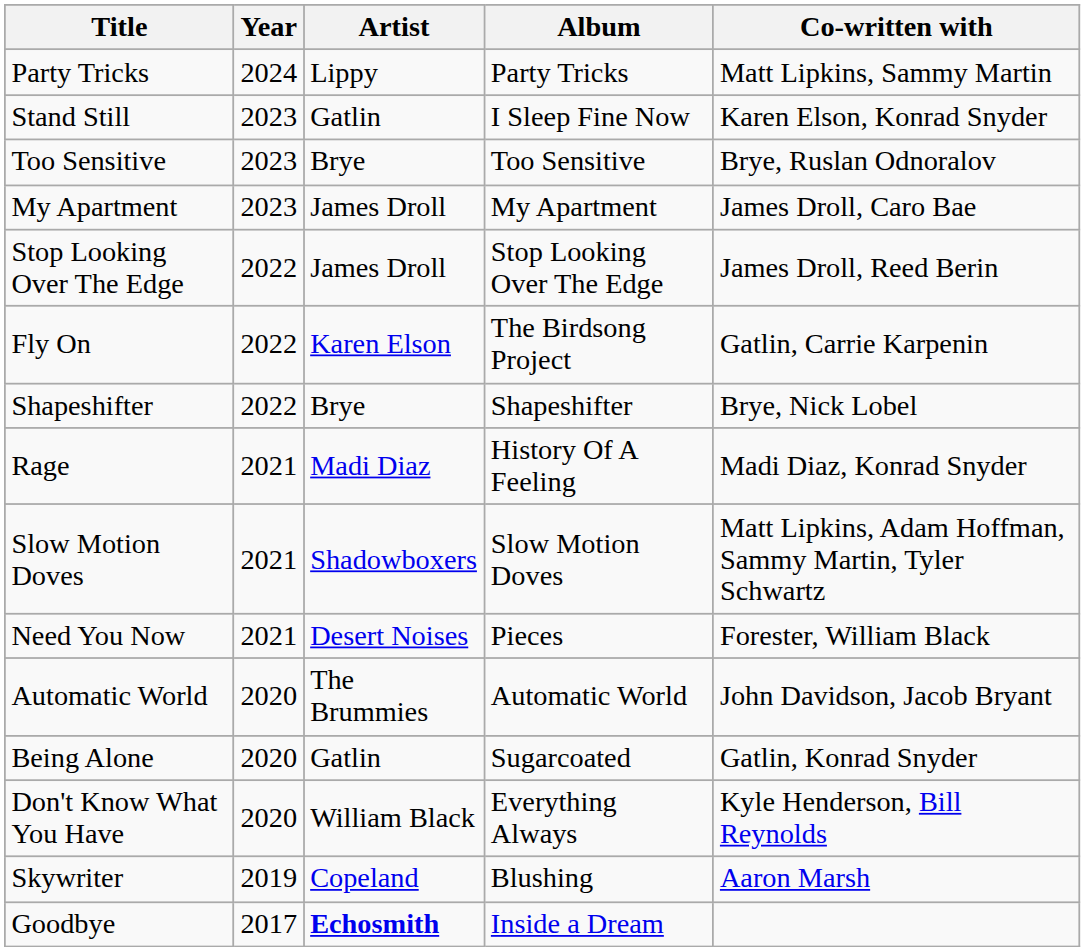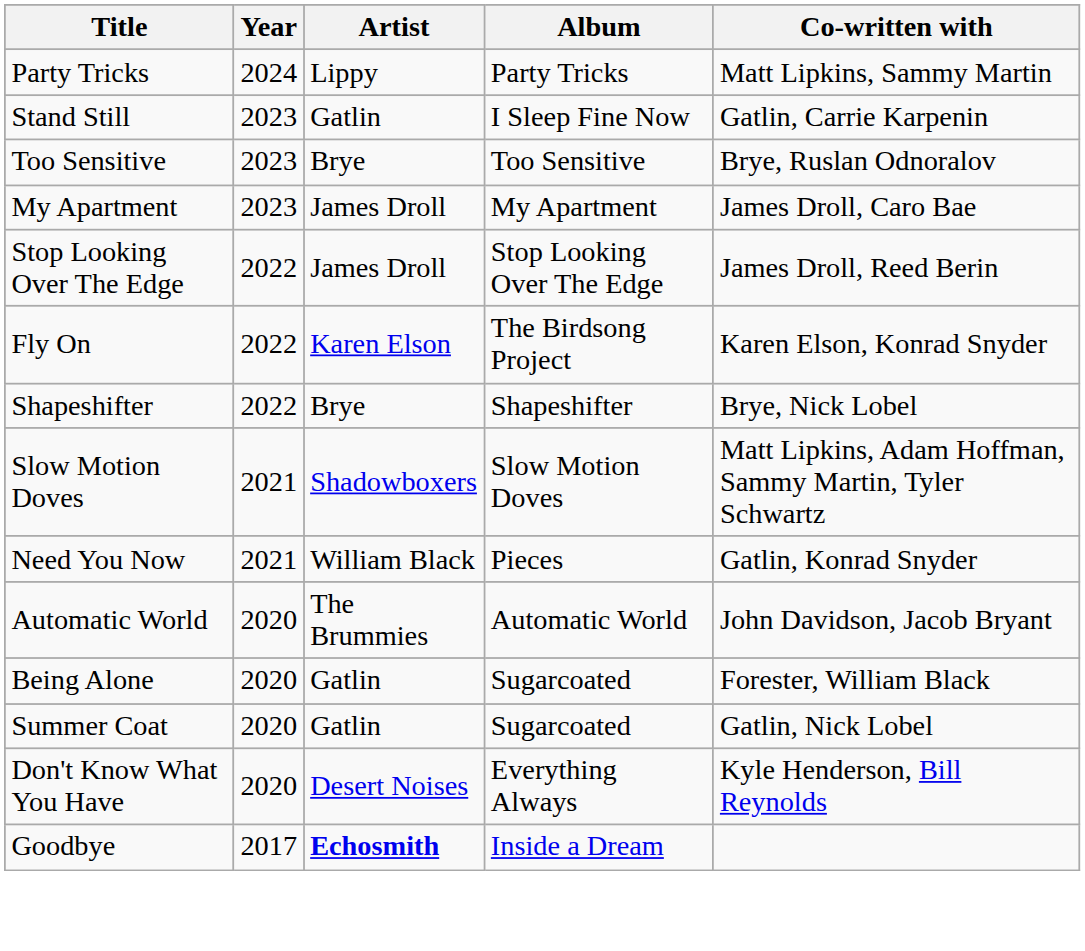(883, 116) Karen Elson, Konrad Snyder -> (854, 116) Gatlin, Carrie Karpenin
(854, 344) Gatlin, Carrie Karpenin -> (883, 344) Karen Elson, Konrad Snyder
- row: (41, 465)
(389, 635) Desert Noises -> (393, 558) William Black
(855, 635) Forester, William Black -> (849, 558) Gatlin, Konrad Snyder
(849, 757) Gatlin, Konrad Snyder -> (855, 680) Forester, William Black
+ row: (90, 725)
(393, 817) William Black -> (389, 786) Desert Noises
- row: (67, 878)
